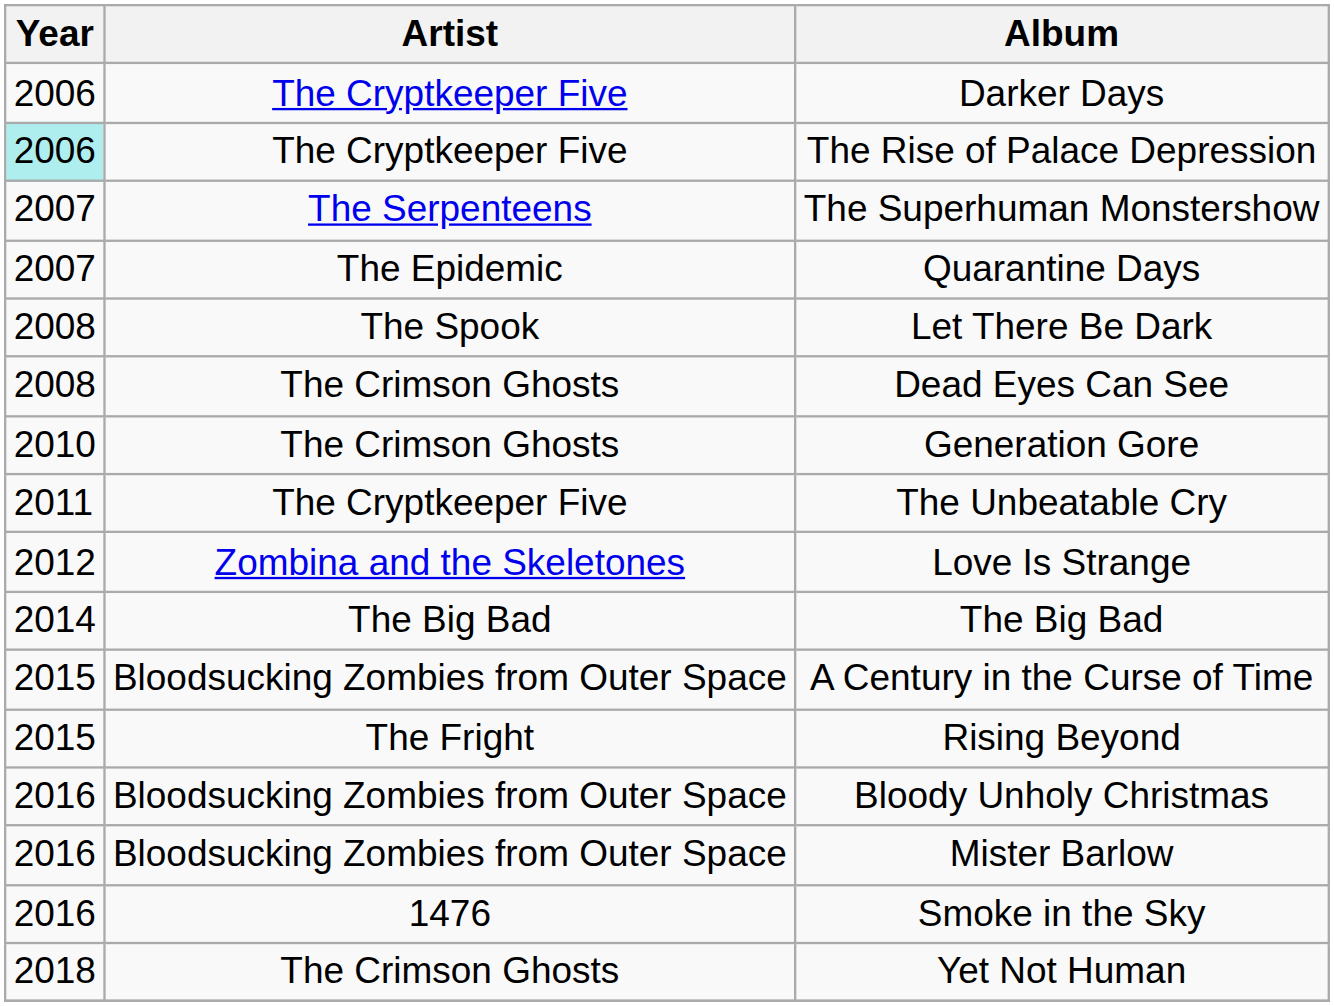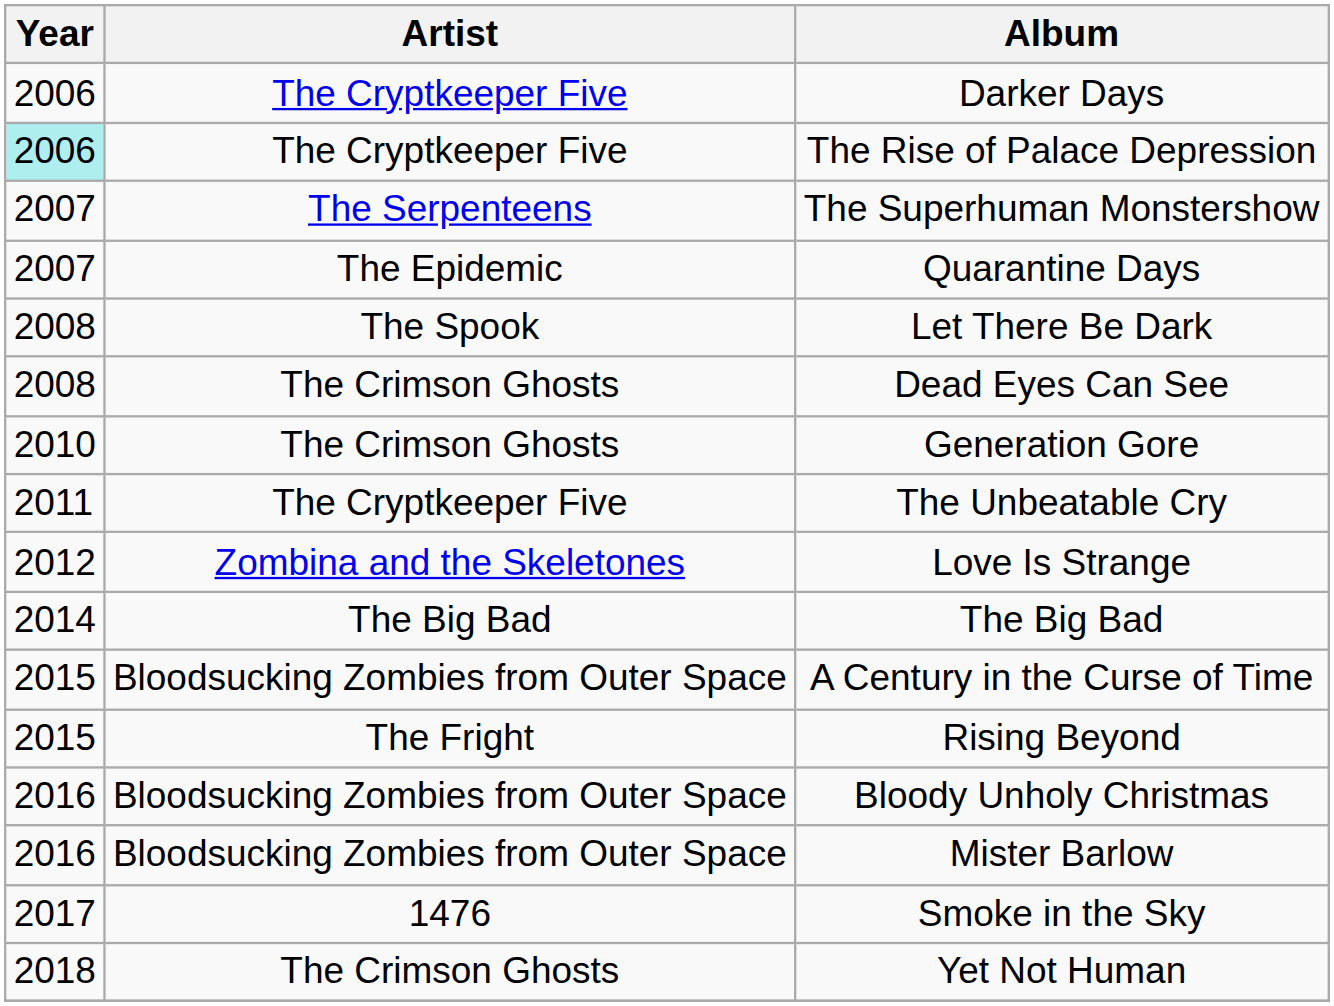(55, 913) 2016 -> (55, 913) 2017
